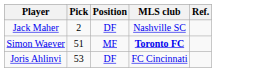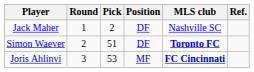+ column: (84, 12)
(110, 43) MF -> (143, 43) DF
(110, 59) DF -> (143, 59) MF
(159, 59) normal -> (195, 59) bold
